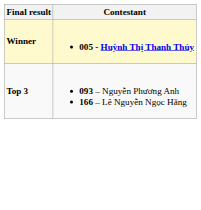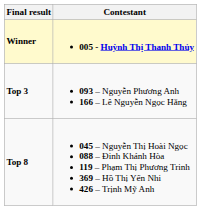+ row: (17, 162)
